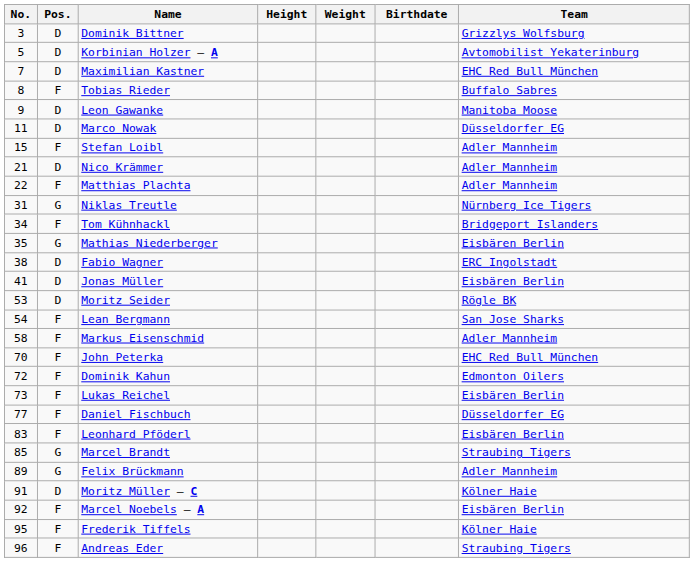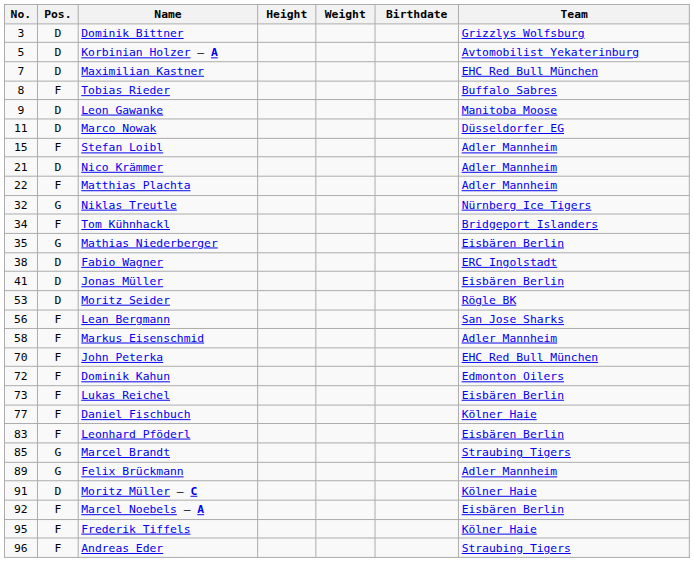(21, 204) 31 -> (21, 204) 32
(21, 319) 54 -> (21, 319) 56
(513, 414) Düsseldorfer EG -> (499, 414) Kölner Haie
